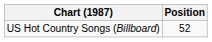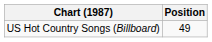(185, 28) 52 -> (185, 28) 49
